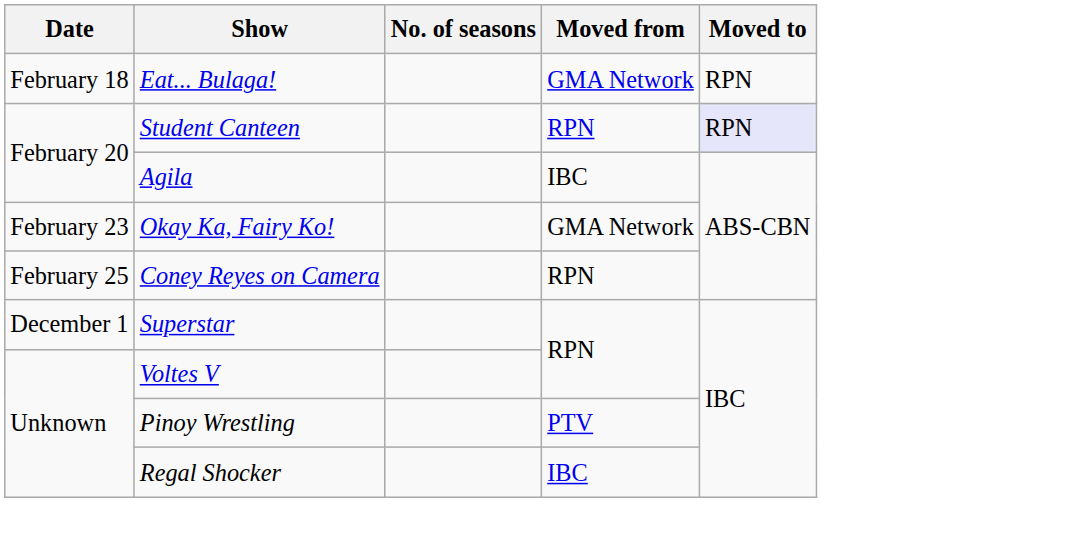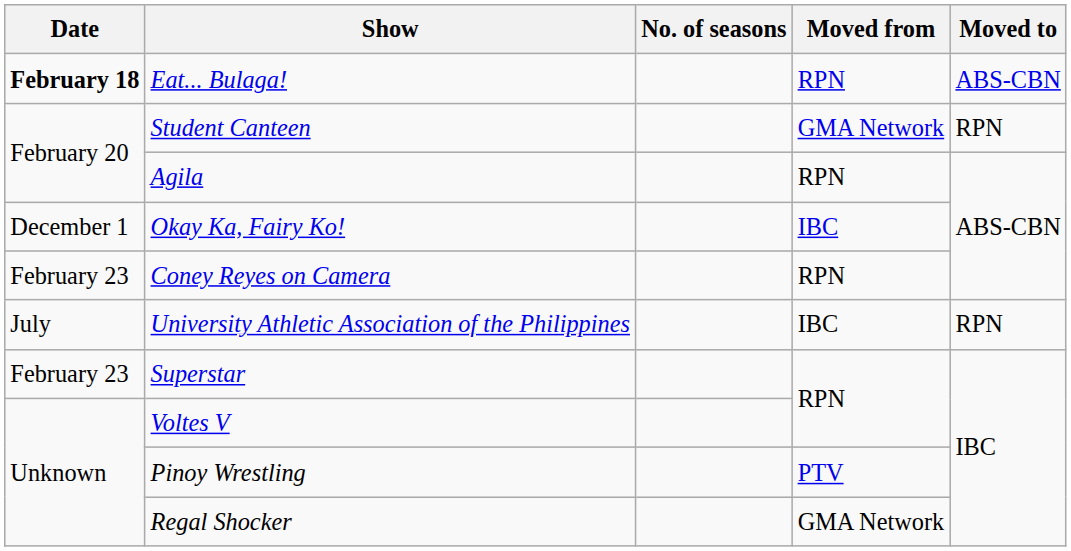(69, 79) normal -> (75, 79) bold
(621, 79) GMA Network -> (821, 79) RPN
(729, 79) RPN -> (1008, 79) ABS-CBN
(571, 128) RPN -> (871, 128) GMA Network
(729, 128) lavender background -> (979, 128) no background
(567, 177) IBC -> (821, 177) RPN
(69, 226) February 23 -> (69, 226) December 1
(621, 226) GMA Network -> (818, 226) IBC
(69, 275) February 25 -> (69, 275) February 23
+ row: (390, 325)
(69, 325) December 1 -> (69, 374) February 23
(567, 472) IBC -> (871, 521) GMA Network
